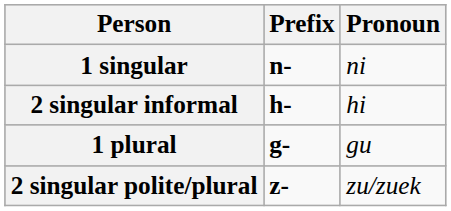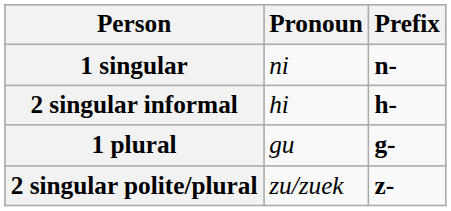columns swapped: (393, 24) <-> (302, 24)
